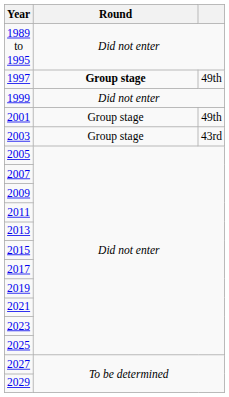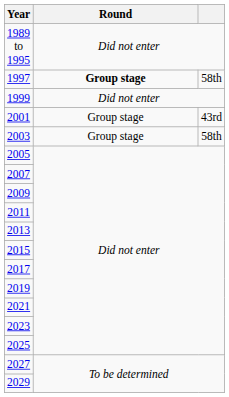(211, 79) 49th -> (211, 79) 58th
(211, 117) 49th -> (211, 117) 43rd
(211, 136) 43rd -> (211, 136) 58th
